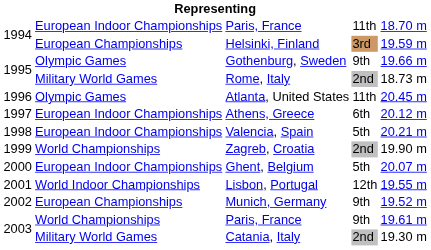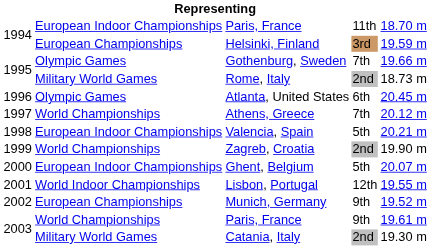(361, 61) 9th -> (361, 61) 7th
(364, 96) 11th -> (361, 96) 6th
(129, 114) European Indoor Championships -> (98, 114) World Championships
(361, 114) 6th -> (361, 114) 7th
